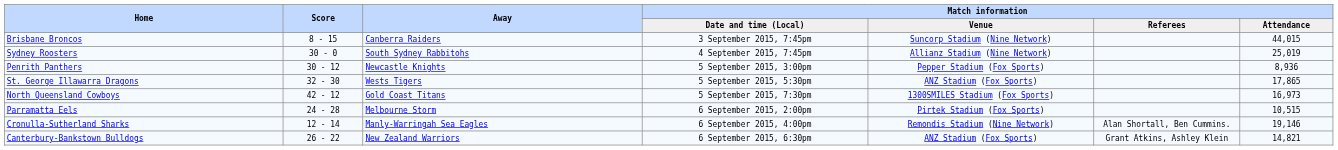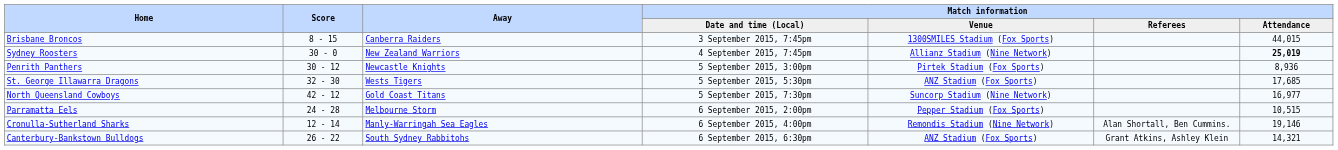(981, 40) Suncorp Stadium (Nine Network) -> (981, 40) 1300SMILES Stadium (Fox Sports)
(417, 54) South Sydney Rabbitohs -> (413, 54) New Zealand Warriors
(1286, 54) normal -> (1286, 54) bold
(981, 68) Pepper Stadium (Fox Sports) -> (981, 68) Pirtek Stadium (Fox Sports)
(1286, 82) 17,865 -> (1286, 82) 17,685
(981, 96) 1300SMILES Stadium (Fox Sports) -> (981, 96) Suncorp Stadium (Nine Network)
(1286, 96) 16,973 -> (1286, 96) 16,977
(981, 110) Pirtek Stadium (Fox Sports) -> (981, 110) Pepper Stadium (Fox Sports)
(413, 138) New Zealand Warriors -> (417, 138) South Sydney Rabbitohs
(1286, 138) 14,821 -> (1286, 138) 14,321
